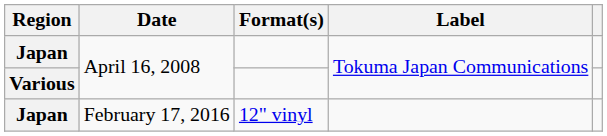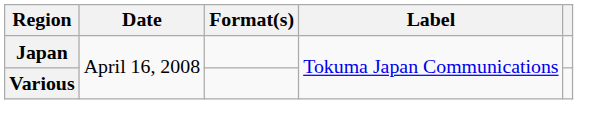- row: (42, 114)
